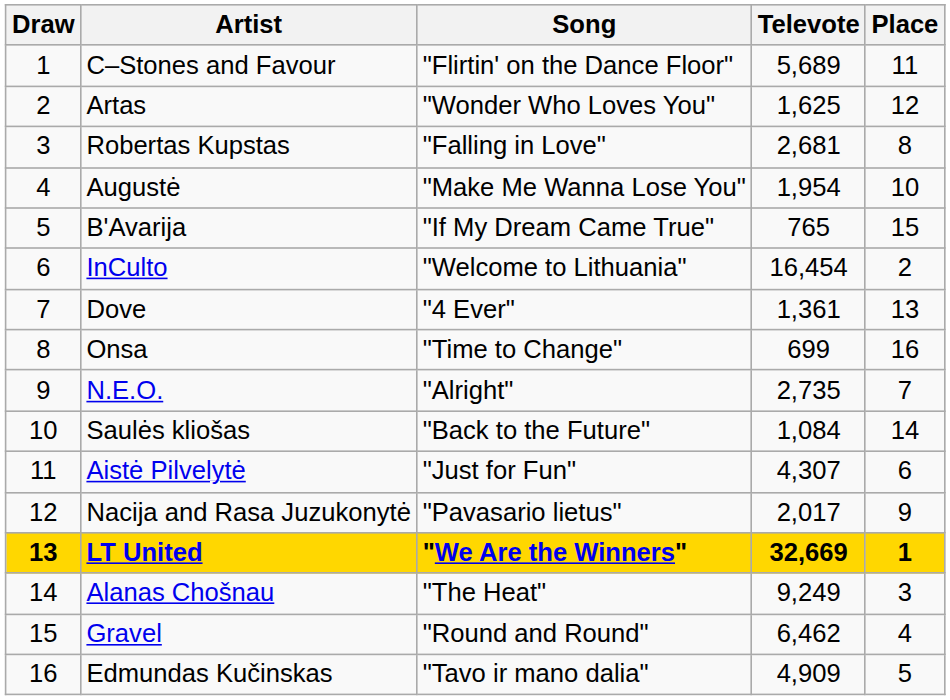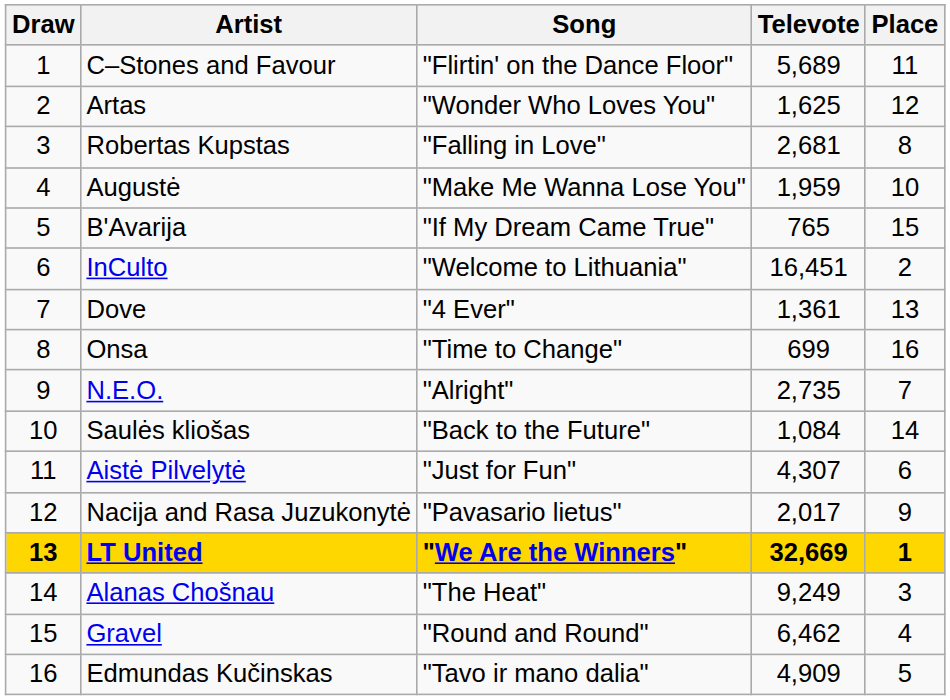(809, 187) 1,954 -> (809, 187) 1,959
(809, 268) 16,454 -> (809, 268) 16,451
